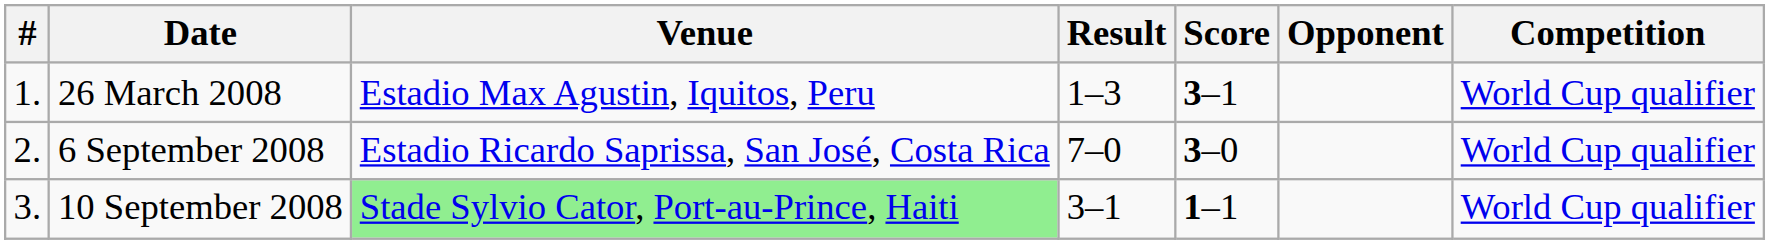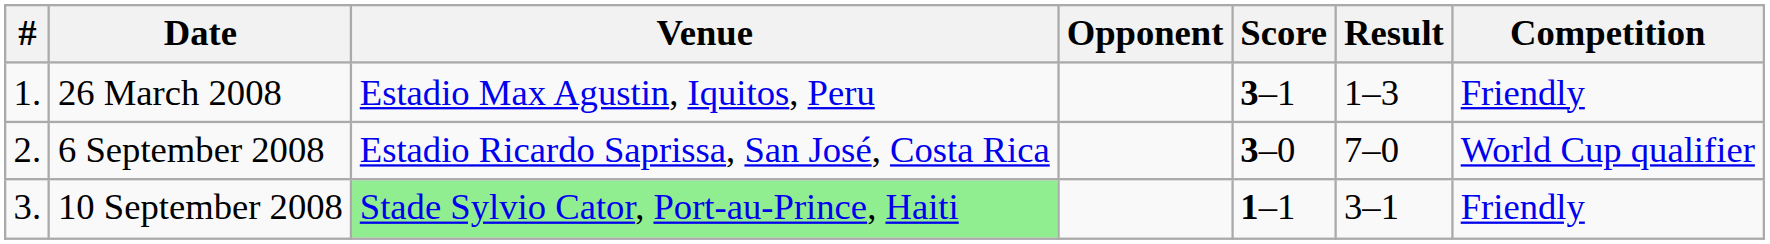columns swapped: (1365, 33) <-> (1117, 33)
(1608, 91) World Cup qualifier -> (1523, 91) Friendly
(1608, 207) World Cup qualifier -> (1523, 207) Friendly
